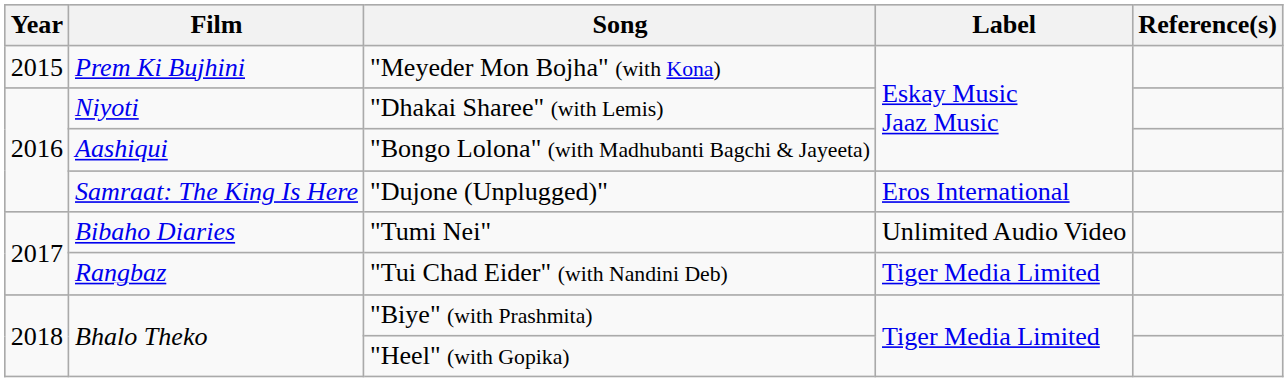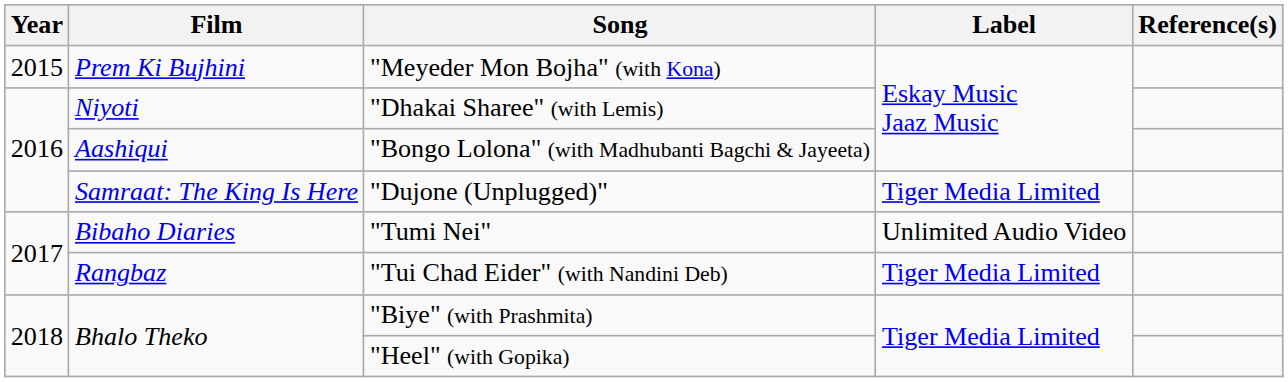(976, 190) Eros International -> (991, 190) Tiger Media Limited
